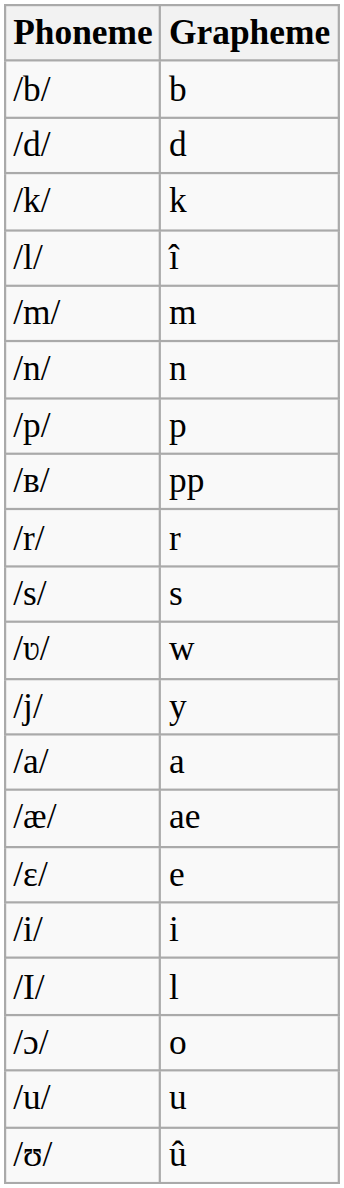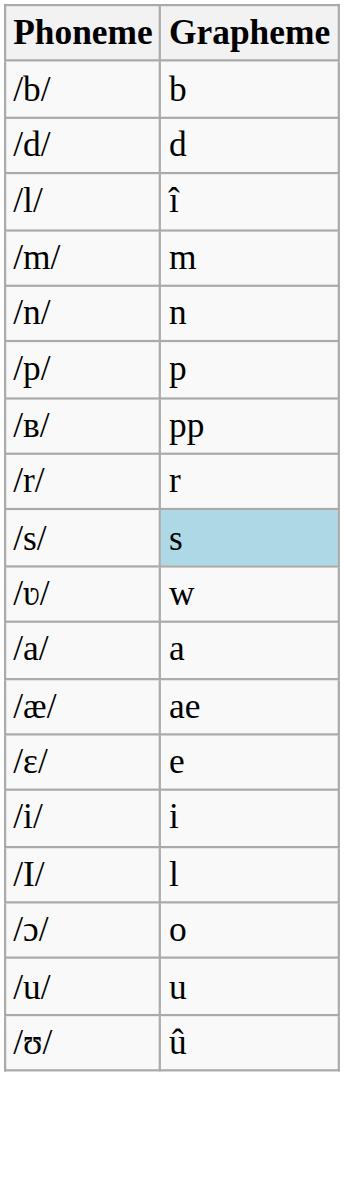- row: (32, 200)
(176, 593) no background -> (176, 537) lightblue background
- row: (28, 705)
